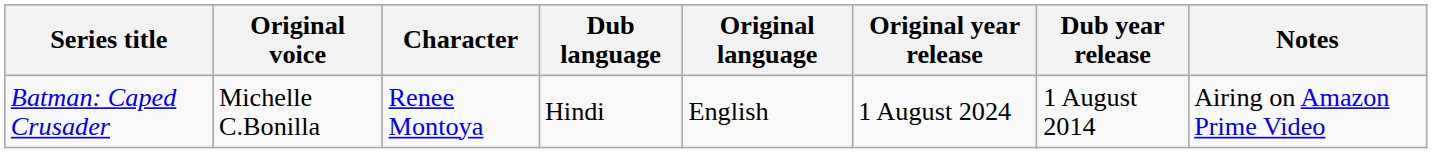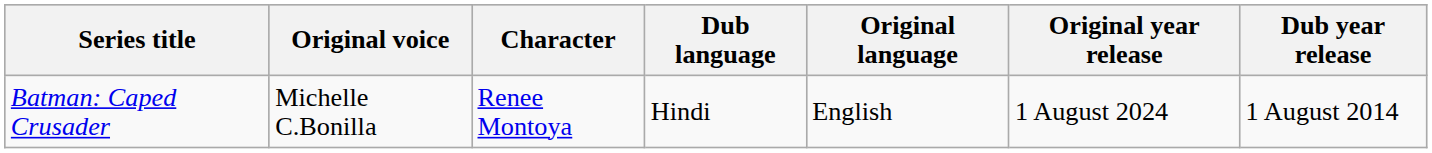- column: (1307, 40)
